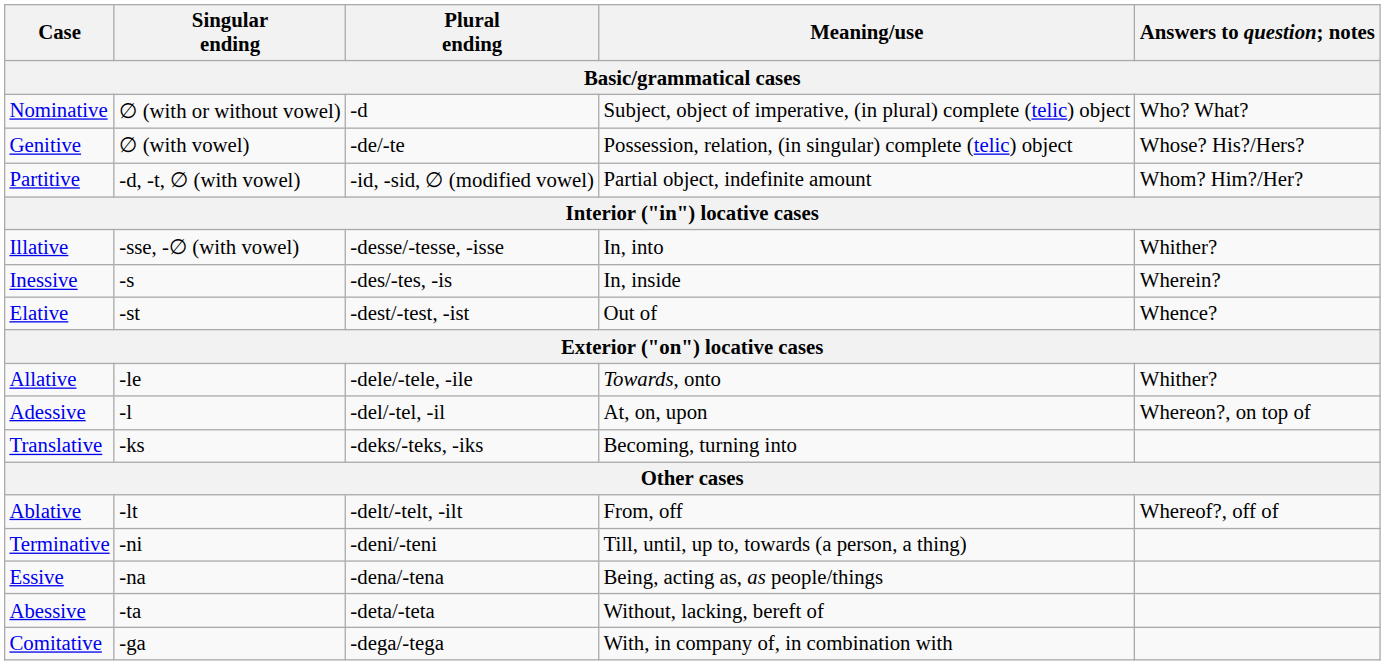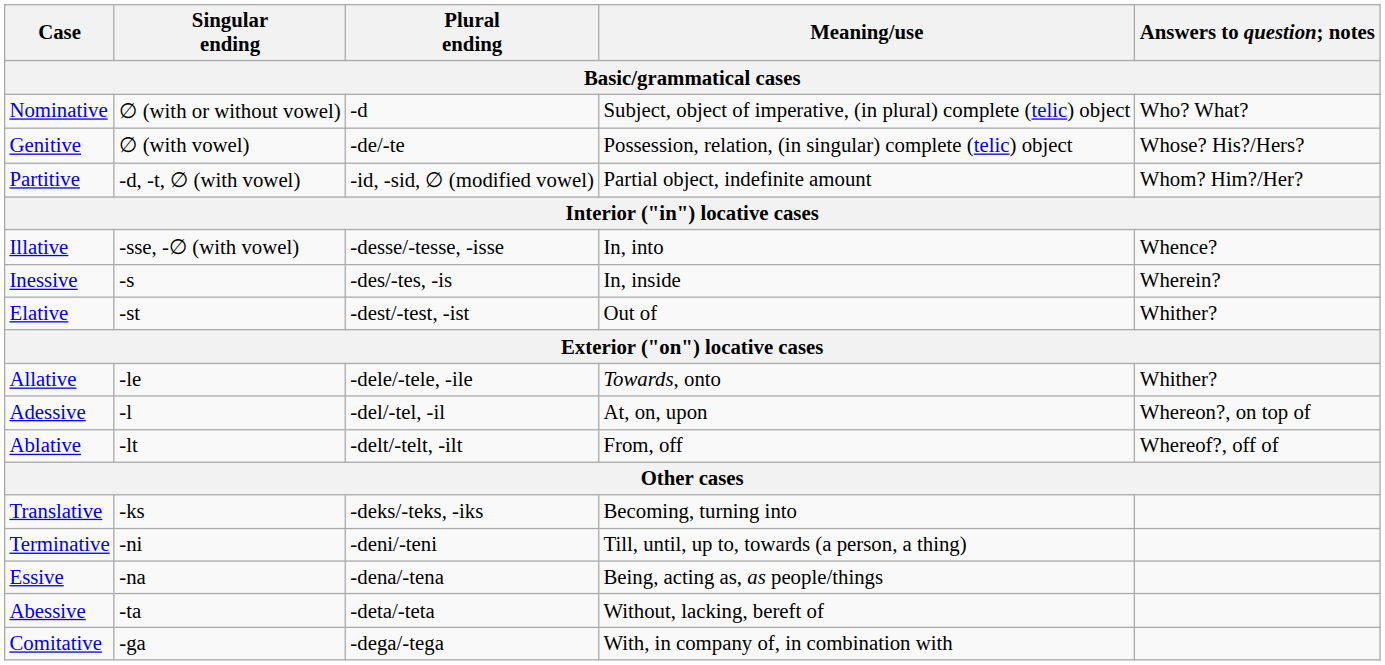(1178, 246) Whither? -> (1178, 246) Whence?
(1178, 313) Whence? -> (1178, 313) Whither?
rows swapped: (45, 511) <-> (56, 445)
